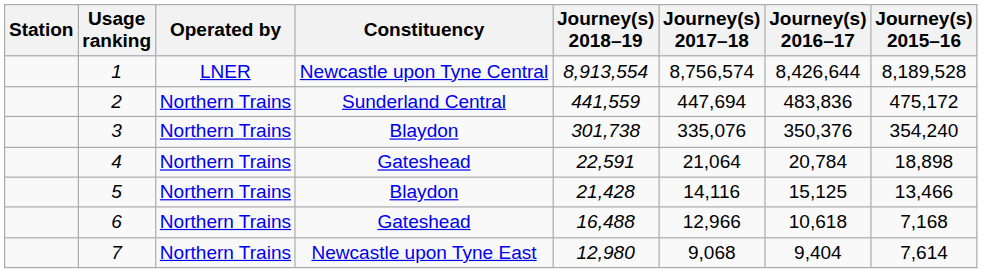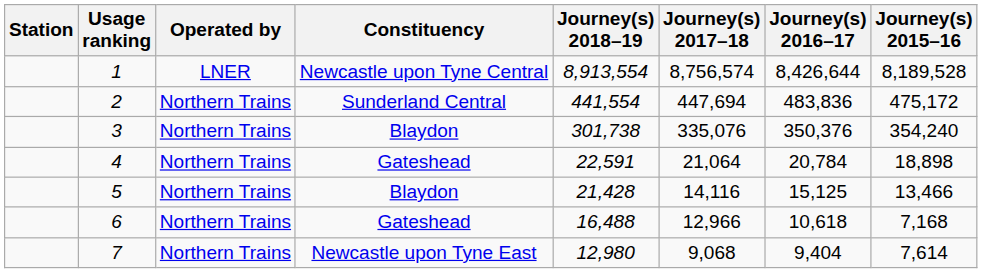(606, 101) 441,559 -> (606, 101) 441,554
